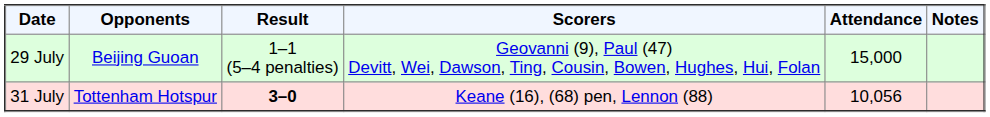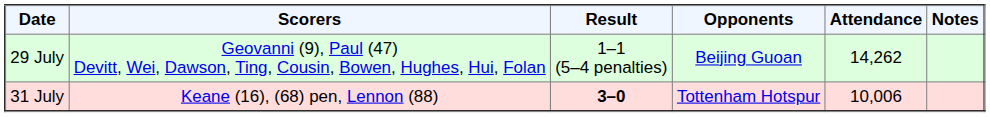columns swapped: (145, 19) <-> (584, 19)
(876, 58) 15,000 -> (876, 58) 14,262
(876, 96) 10,056 -> (876, 96) 10,006
